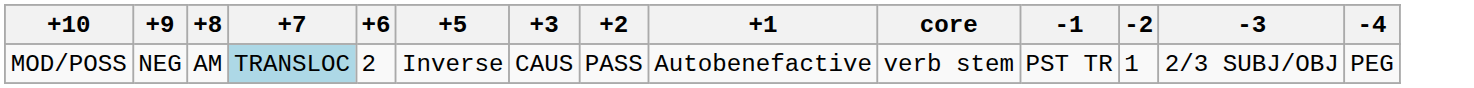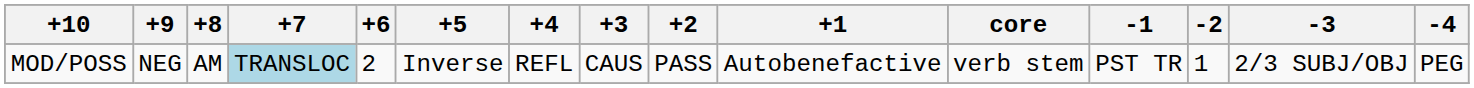+ column: (544, 25)
